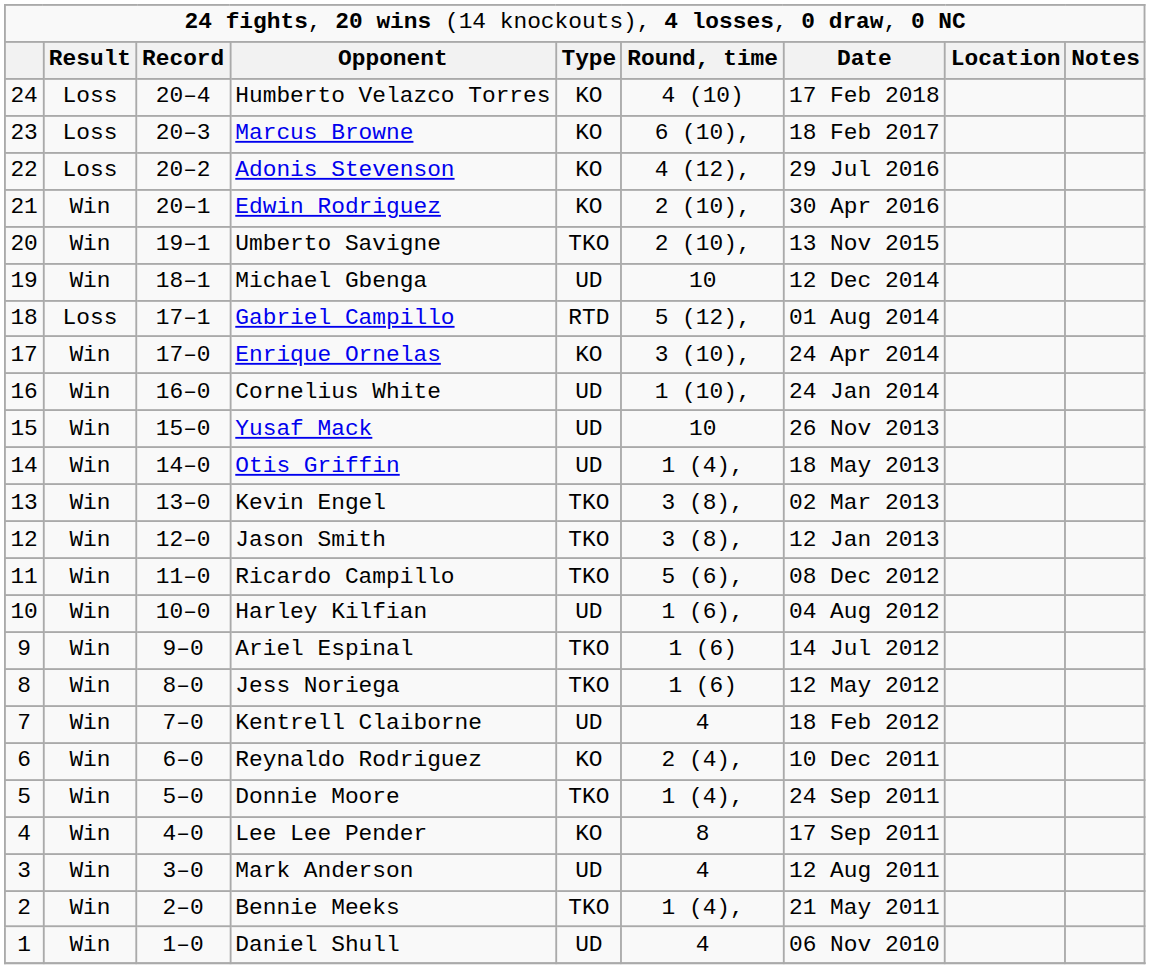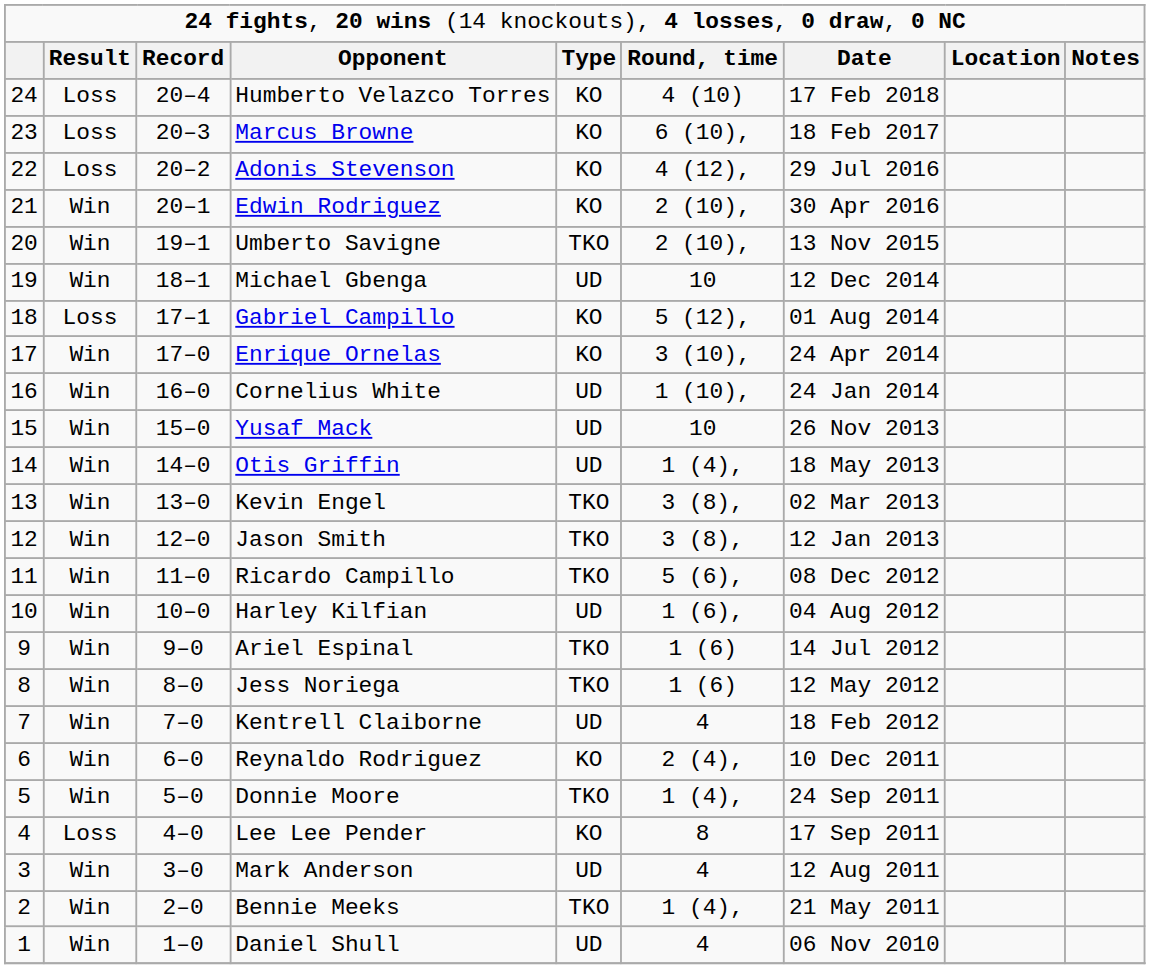(589, 319) RTD -> (589, 319) KO
(90, 835) Win -> (90, 835) Loss
